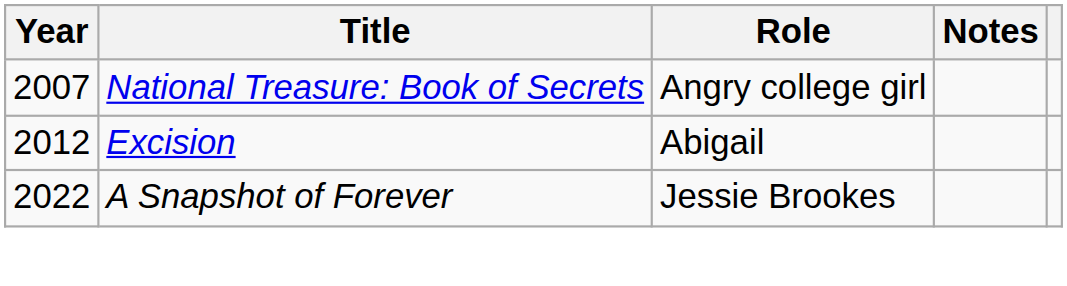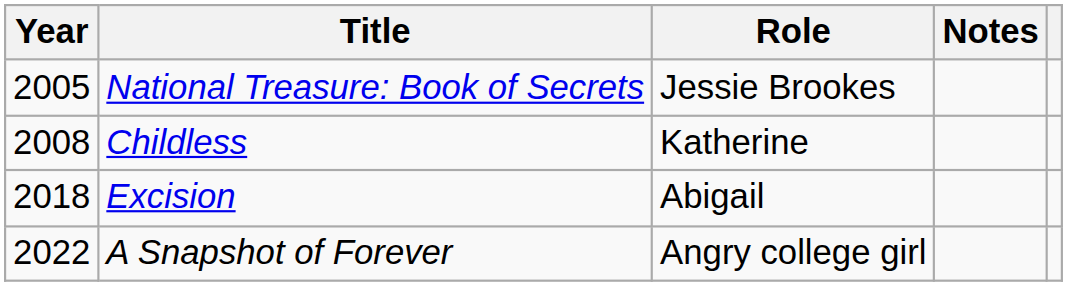(52, 87) 2007 -> (52, 87) 2005
(793, 87) Angry college girl -> (778, 87) Jessie Brookes
+ row: (177, 142)
(52, 142) 2012 -> (52, 197) 2018
(778, 197) Jessie Brookes -> (793, 252) Angry college girl
